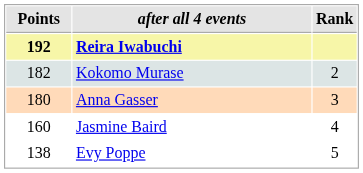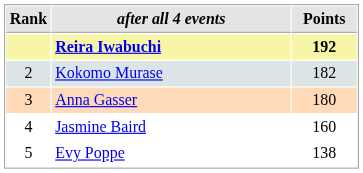columns swapped: (335, 18) <-> (39, 18)
